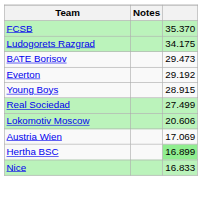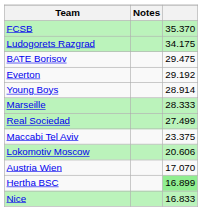(180, 59) 29.473 -> (180, 59) 29.475
(180, 90) 28.915 -> (180, 90) 28.914
+ row: (26, 105)
+ row: (42, 136)
(180, 136) 17.069 -> (180, 167) 17.070
